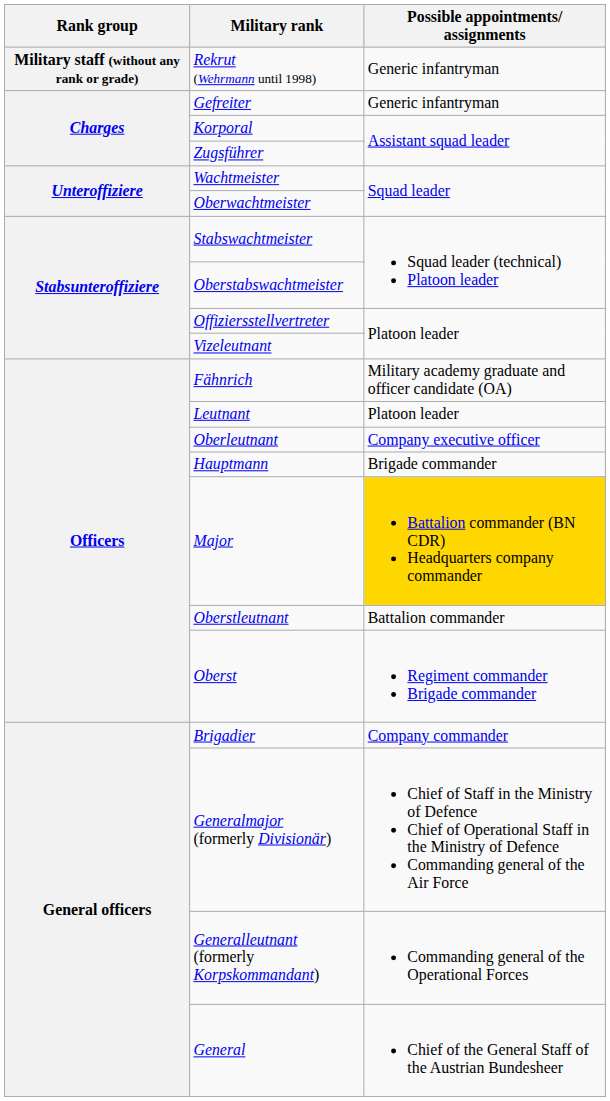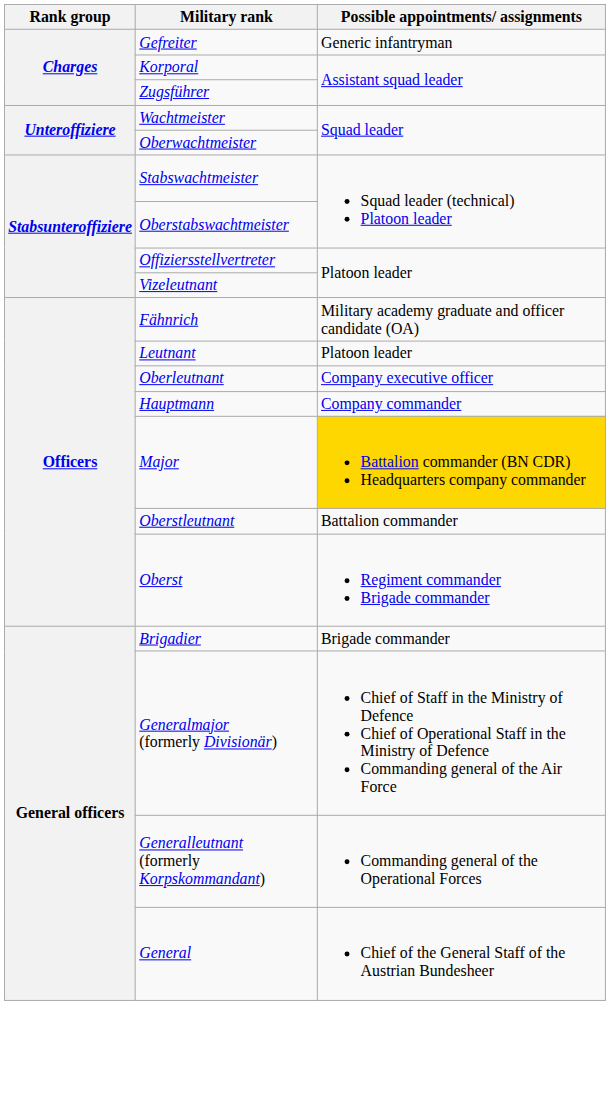- row: (255, 68)
(432, 464) Brigade commander -> (391, 403) Company commander
(438, 735) Company commander -> (385, 638) Brigade commander
